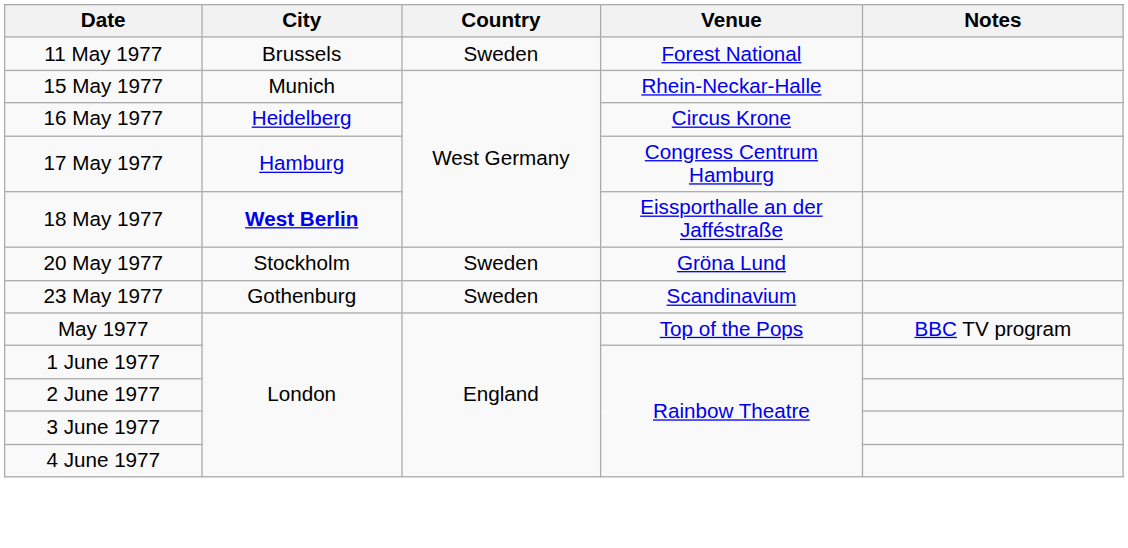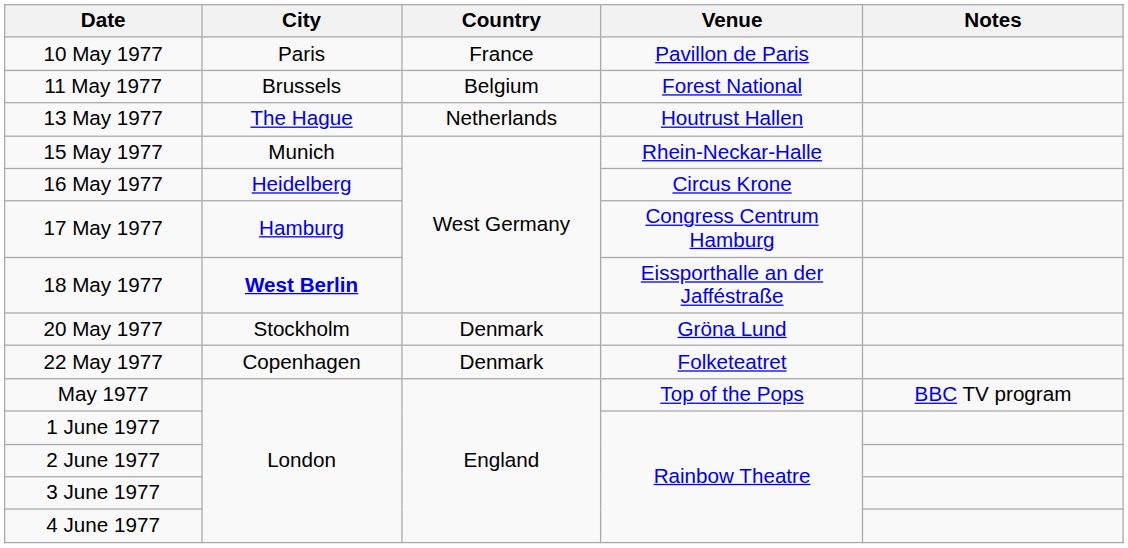+ row: (103, 53)
(501, 53) Sweden -> (501, 86) Belgium
+ row: (103, 119)
(501, 263) Sweden -> (501, 329) Denmark
+ row: (103, 361)
- row: (103, 296)
